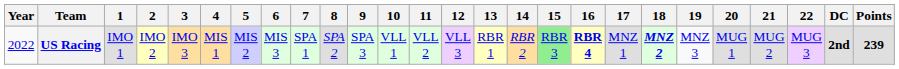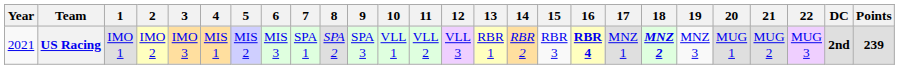(21, 44) 2022 -> (21, 44) 2021
(554, 44) lightgreen background -> (554, 44) no background
